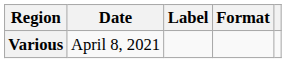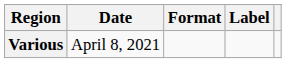columns swapped: (243, 17) <-> (188, 17)
